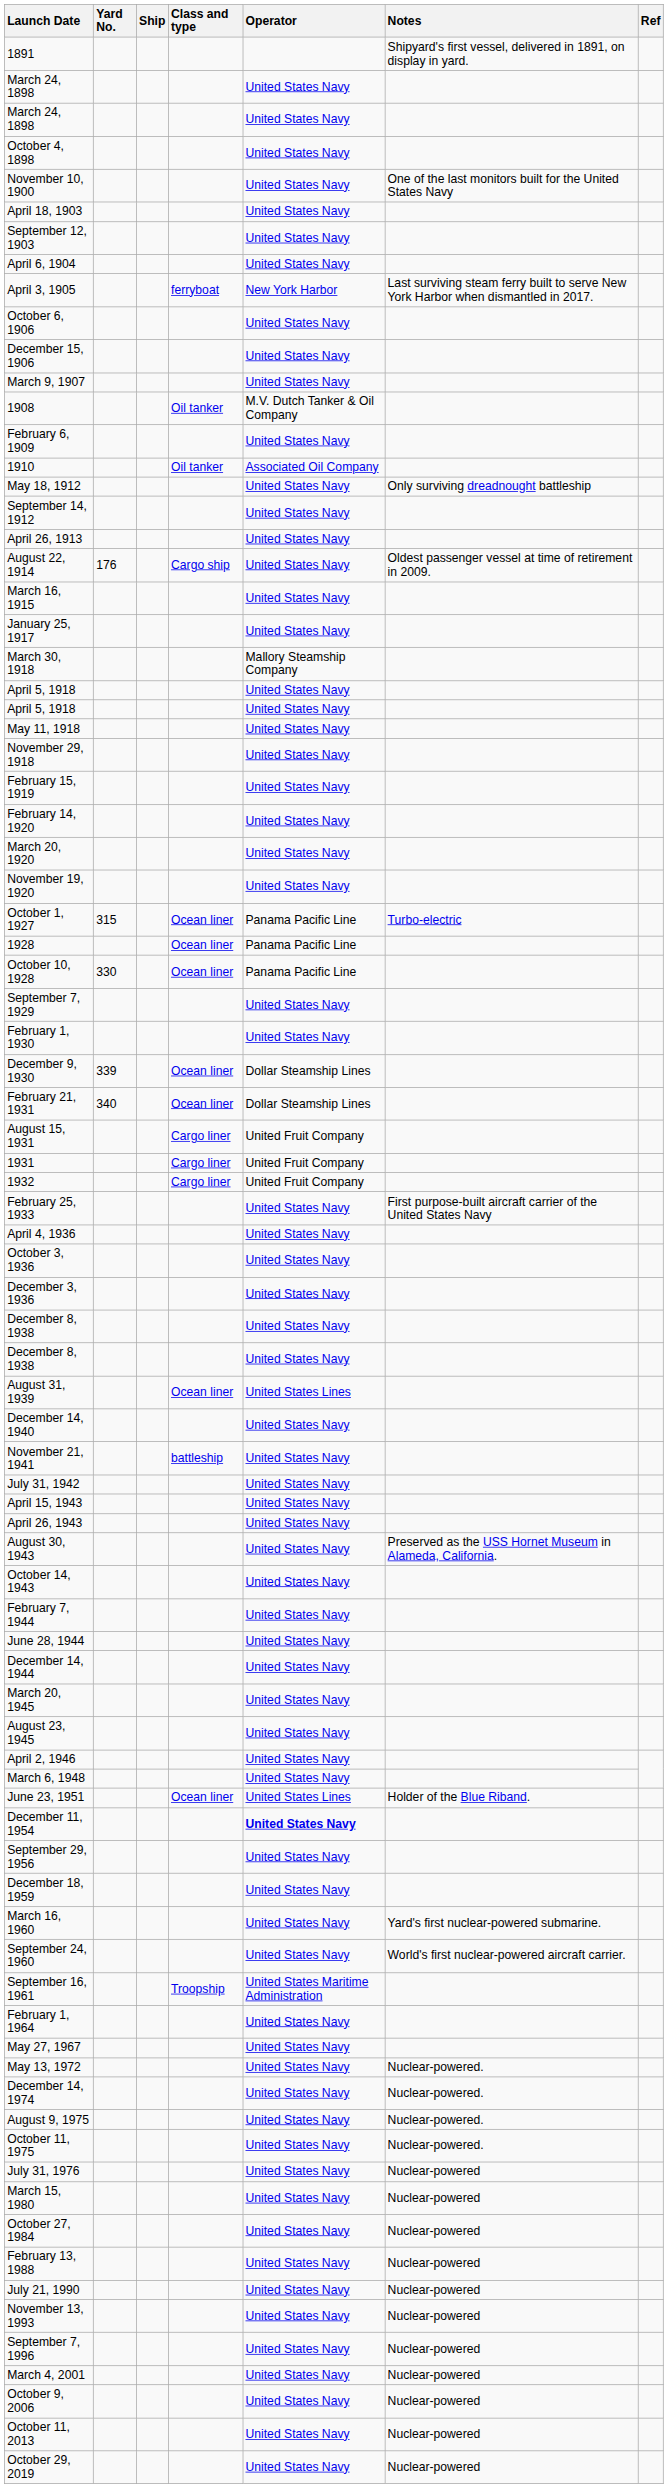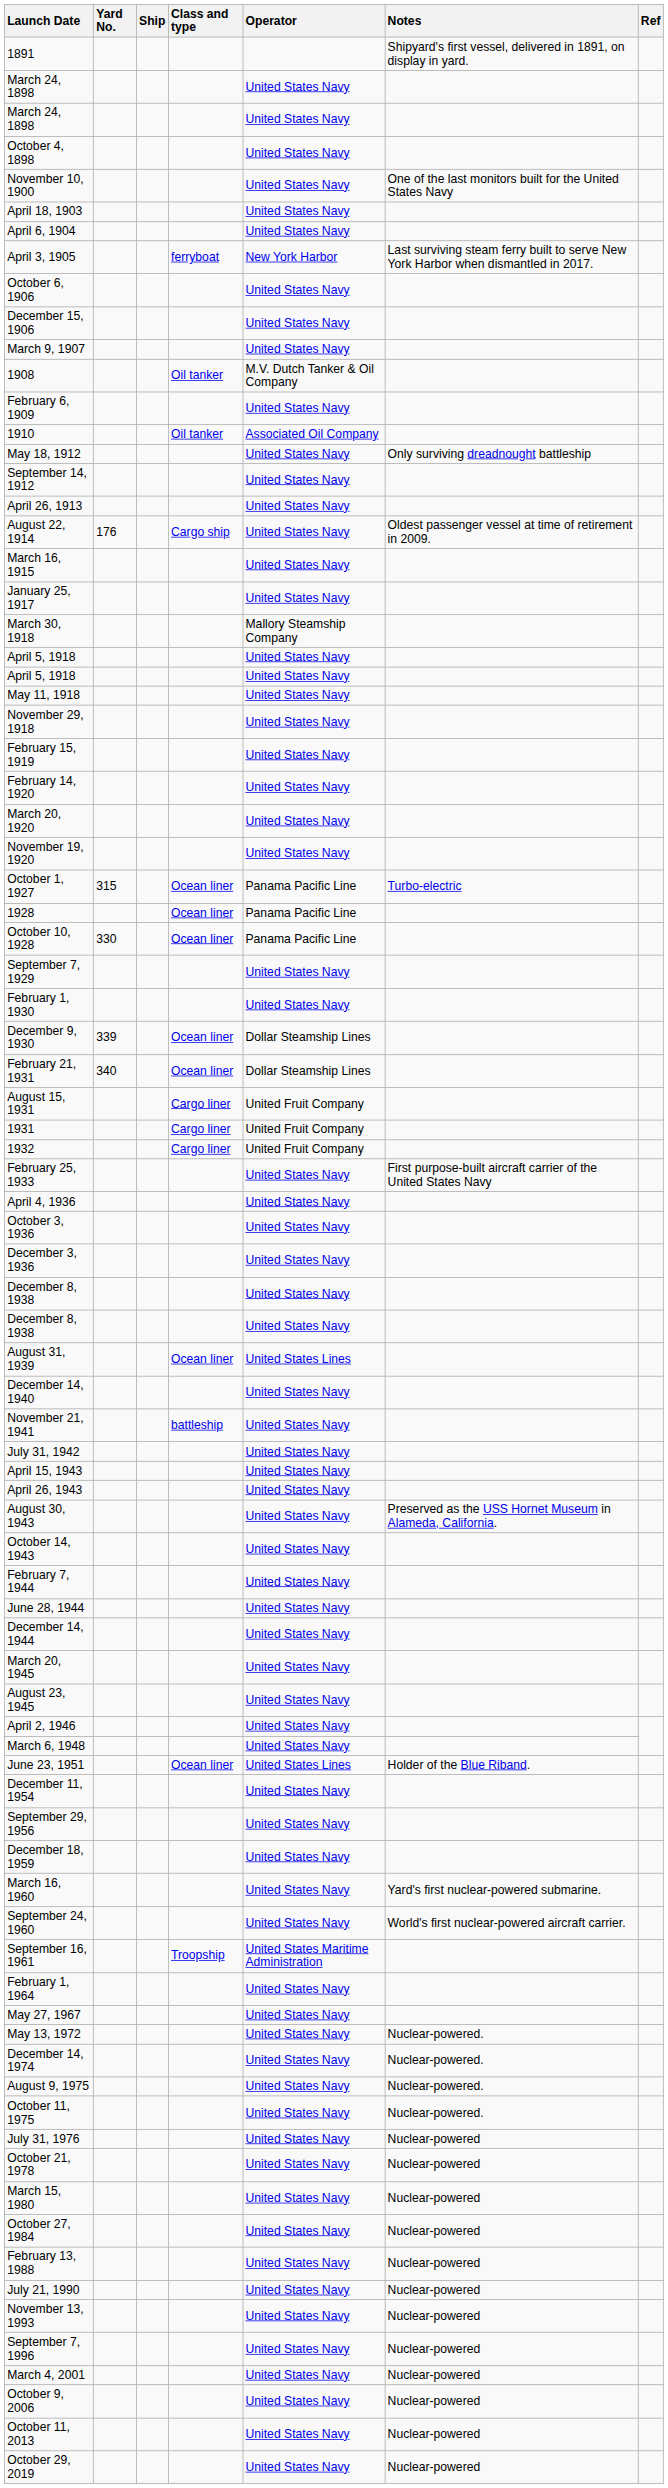- row: (47, 238)
(301, 1824) bold -> (298, 1791) normal
+ row: (39, 2165)
